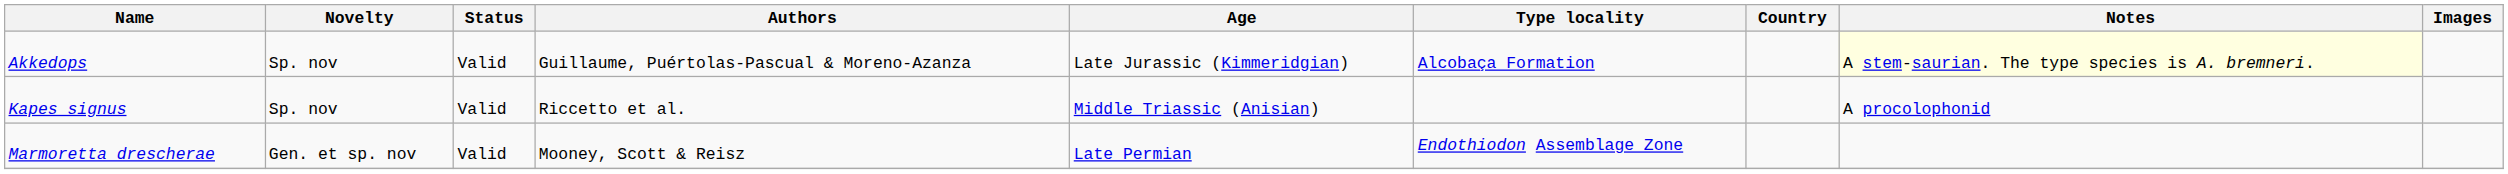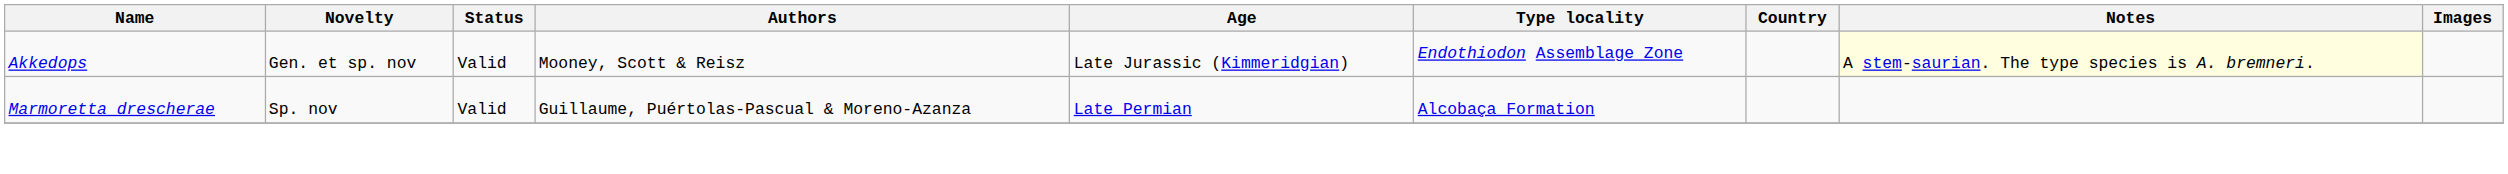(303, 64) Sp. nov -> (343, 64) Gen. et sp. nov
(755, 64) Guillaume, Puértolas-Pascual & Moreno-Azanza -> (642, 64) Mooney, Scott & Reisz
(1506, 64) Alcobaça Formation -> (1550, 54) Endothiodon Assemblage Zone
- row: (68, 109)
(343, 155) Gen. et sp. nov -> (303, 109) Sp. nov
(642, 155) Mooney, Scott & Reisz -> (755, 109) Guillaume, Puértolas-Pascual & Moreno-Azanza
(1550, 145) Endothiodon Assemblage Zone -> (1506, 109) Alcobaça Formation
